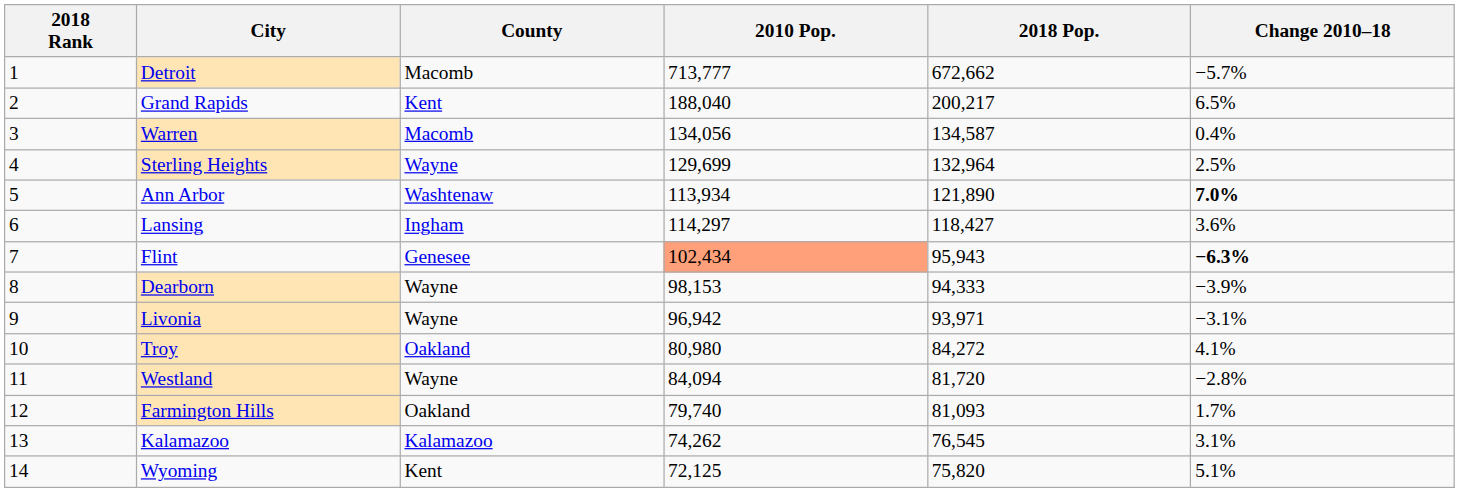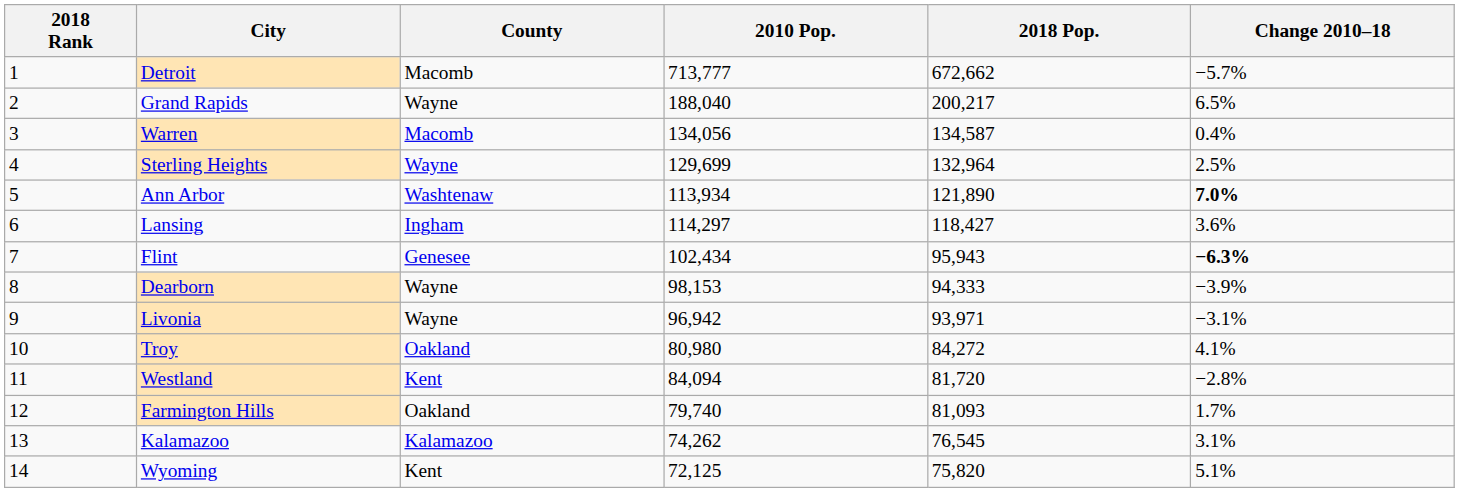(423, 103) Kent -> (431, 103) Wayne
(700, 256) lightsalmon background -> (700, 256) no background
(431, 379) Wayne -> (423, 379) Kent
